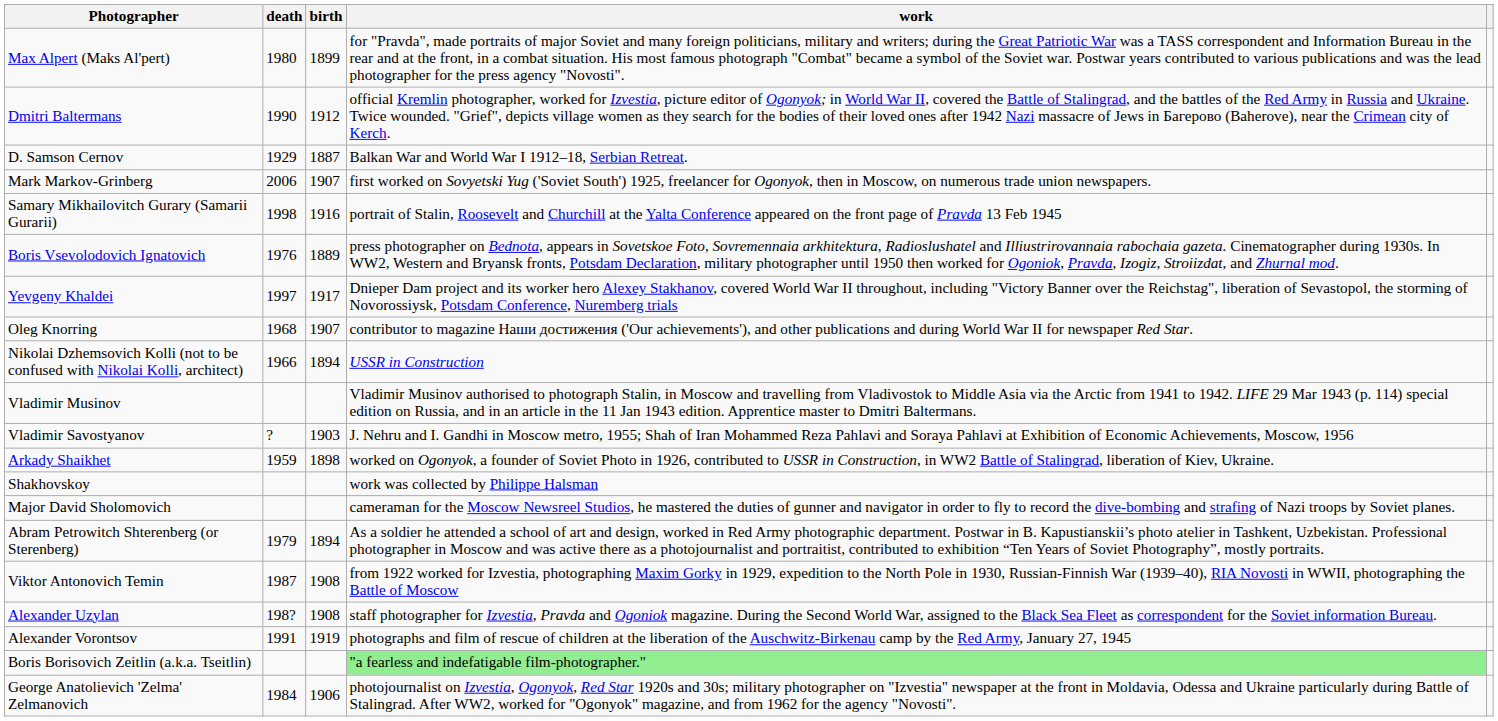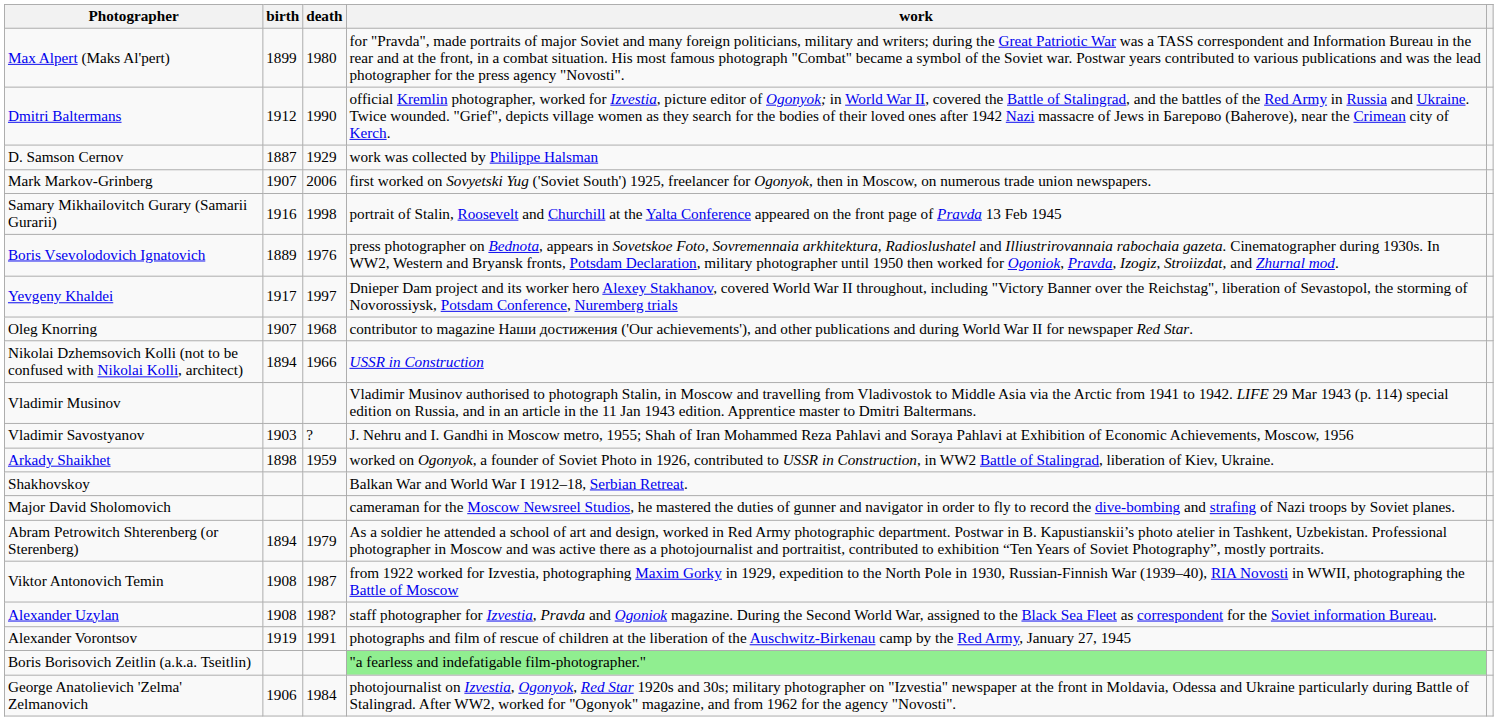columns swapped: (326, 16) <-> (284, 16)
(519, 157) Balkan War and World War I 1912–18, Serbian Retreat. -> (474, 157) work was collected by Philippe Halsman
(474, 483) work was collected by Philippe Halsman -> (519, 483) Balkan War and World War I 1912–18, Serbian Retreat.
